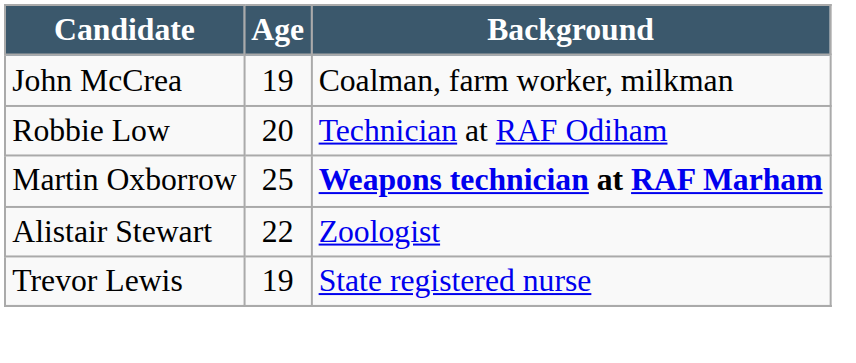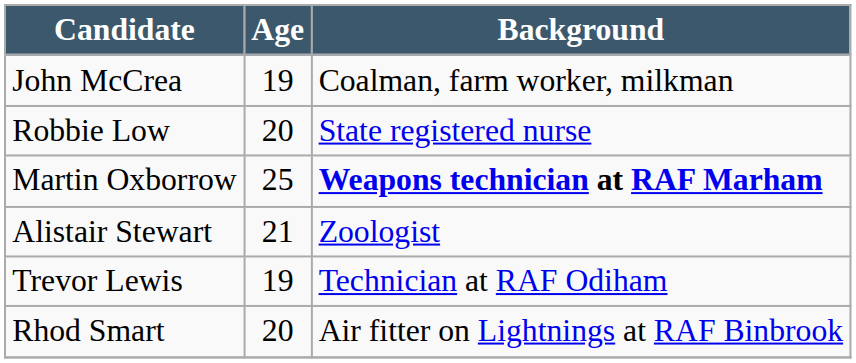(493, 130) Technician at RAF Odiham -> (455, 130) State registered nurse
(278, 230) 22 -> (278, 230) 21
(455, 280) State registered nurse -> (493, 280) Technician at RAF Odiham
+ row: (88, 331)
